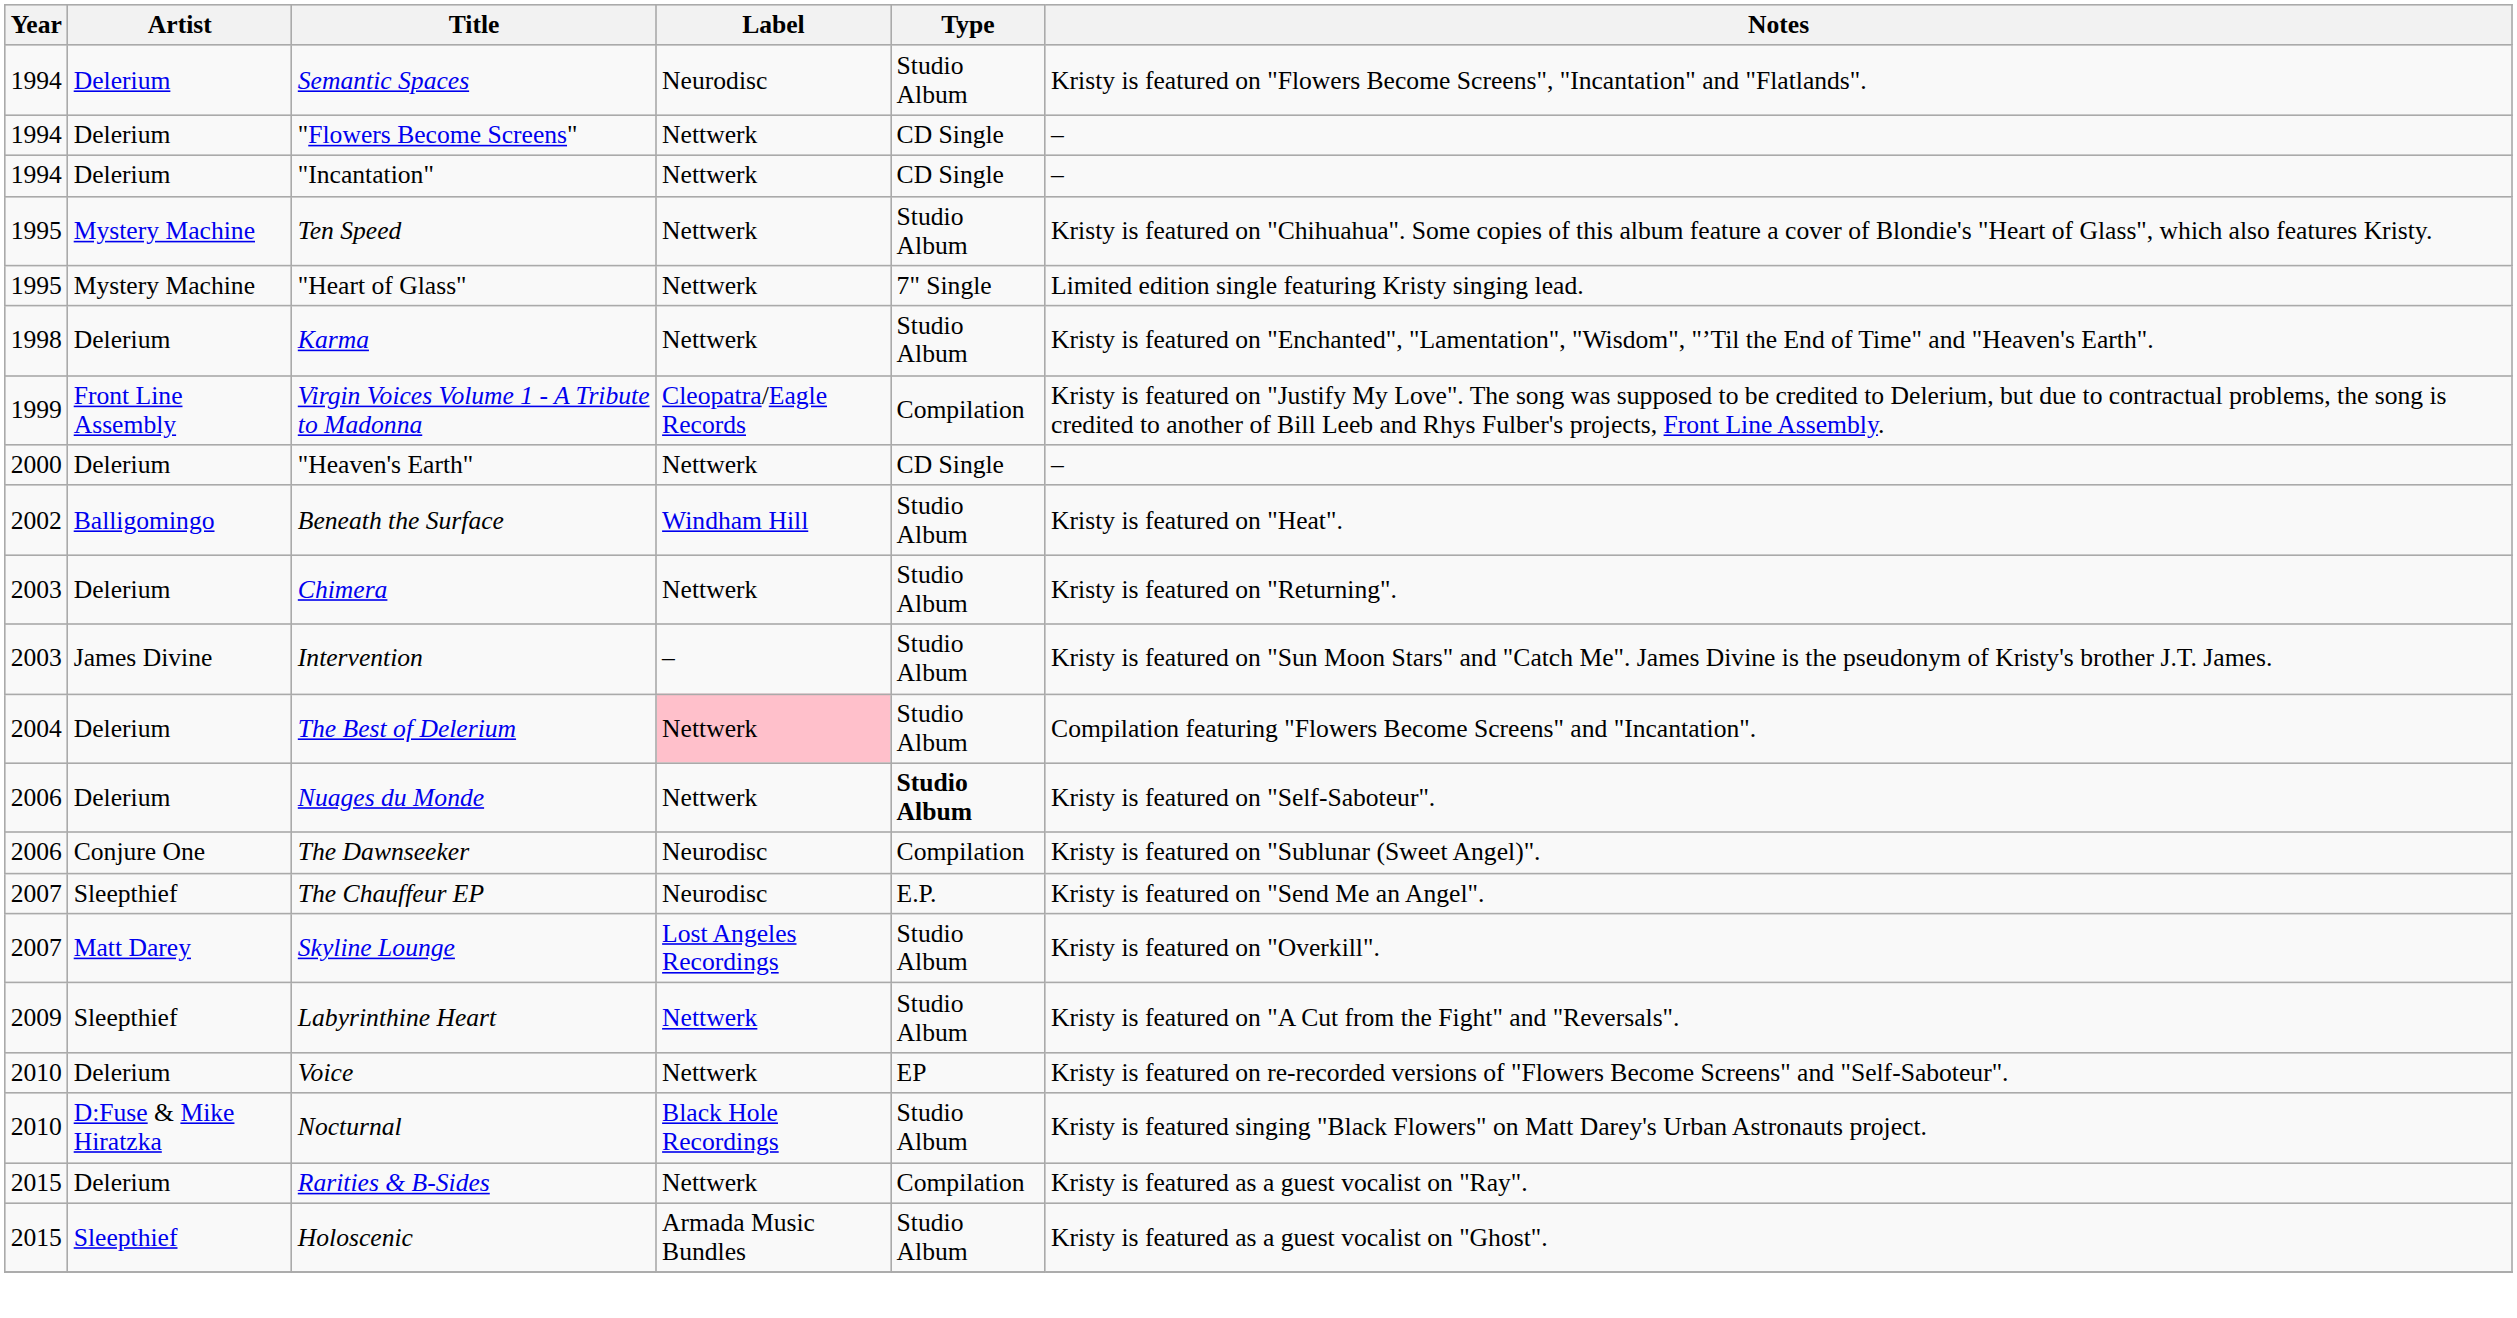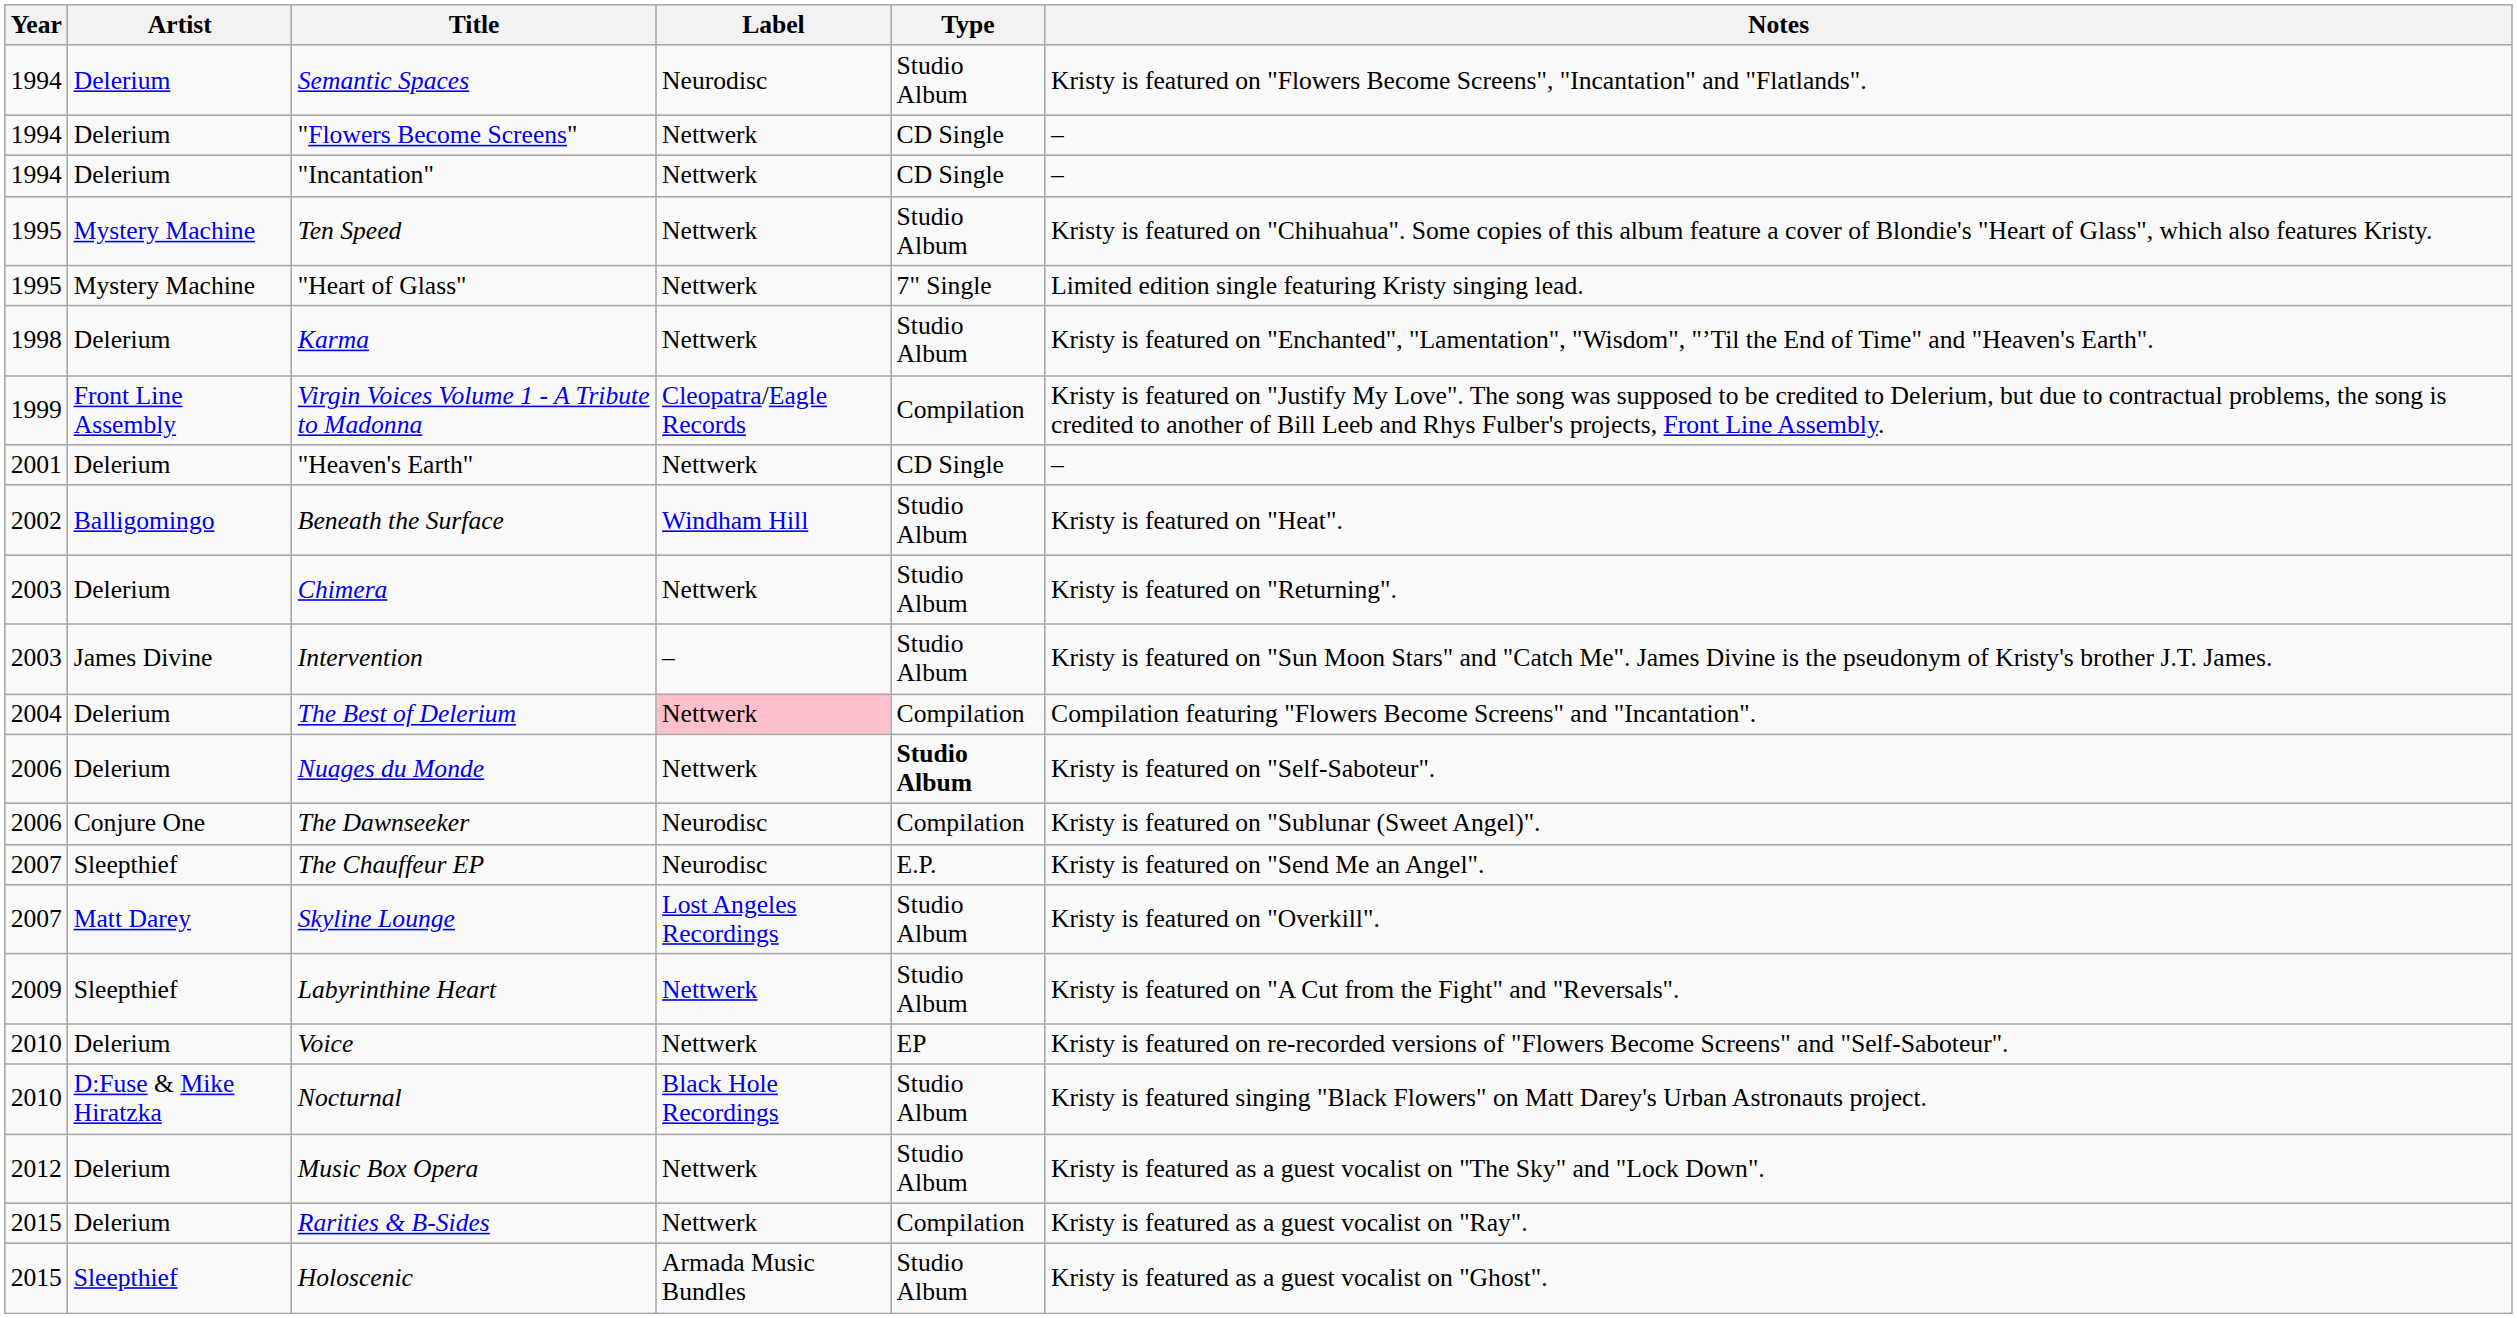(36, 464) 2000 -> (36, 464) 2001
(932, 728) Studio Album -> (961, 713) Compilation
+ row: (388, 1168)
